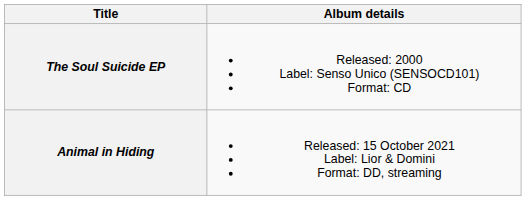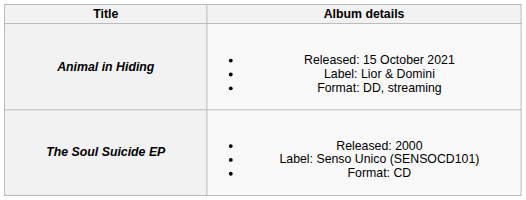rows swapped: (106, 66) <-> (106, 152)
